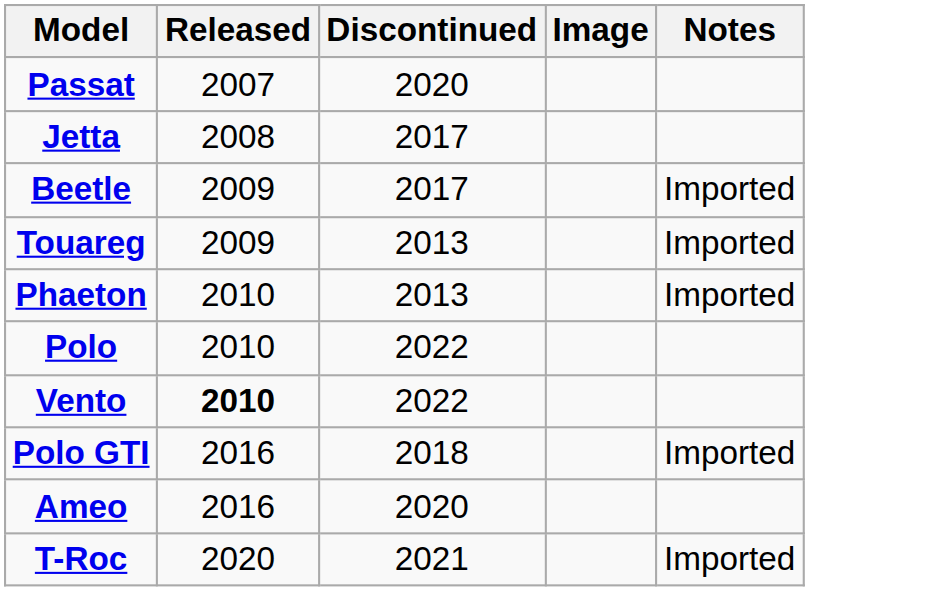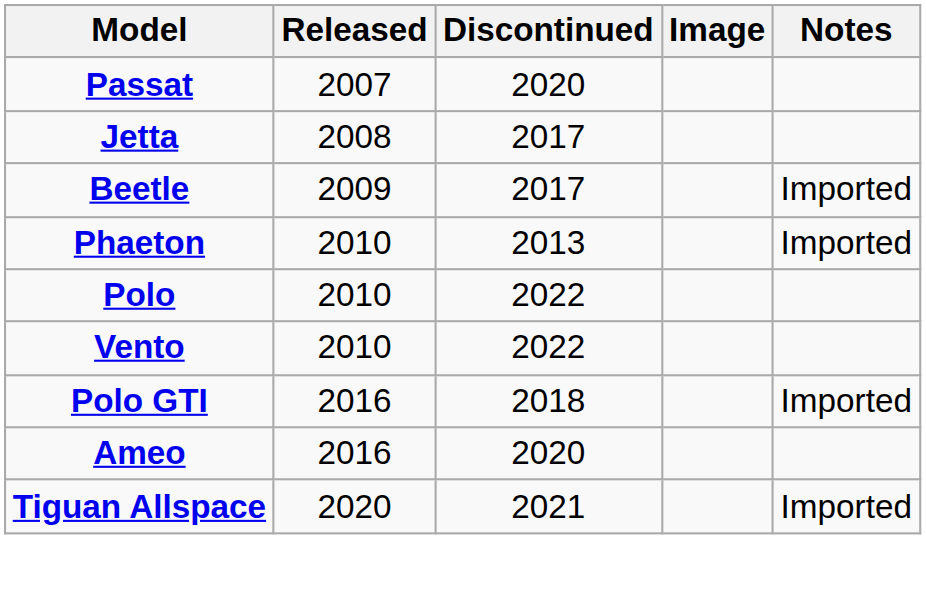- row: (81, 242)
(238, 400) bold -> (354, 347) normal
- row: (81, 558)
+ row: (139, 505)
